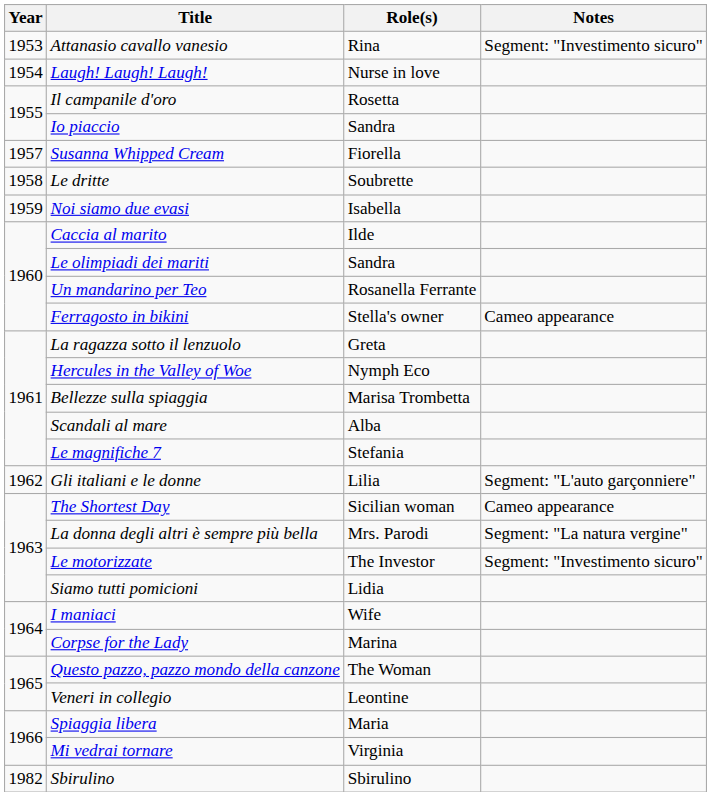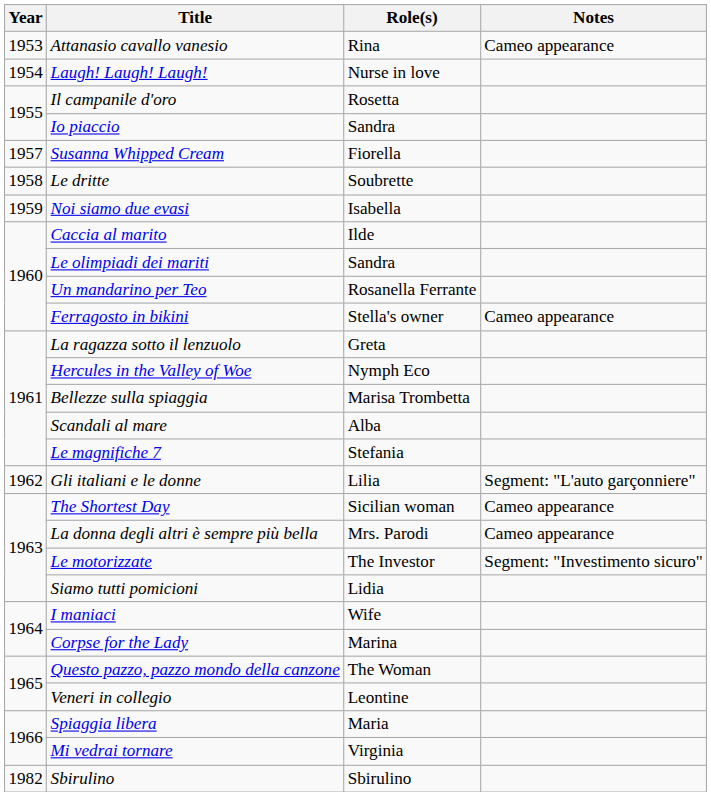(594, 45) Segment: "Investimento sicuro" -> (549, 45) Cameo appearance
(586, 533) Segment: "La natura vergine" -> (549, 533) Cameo appearance
